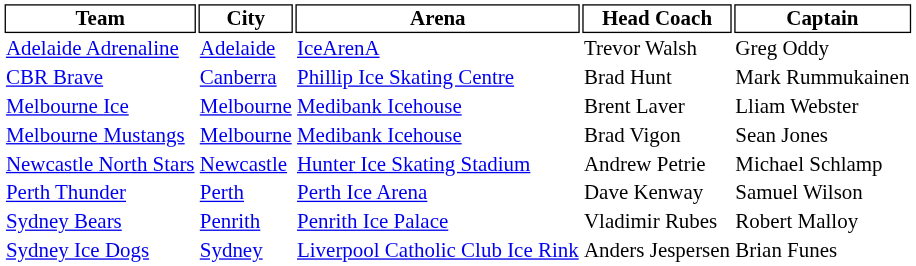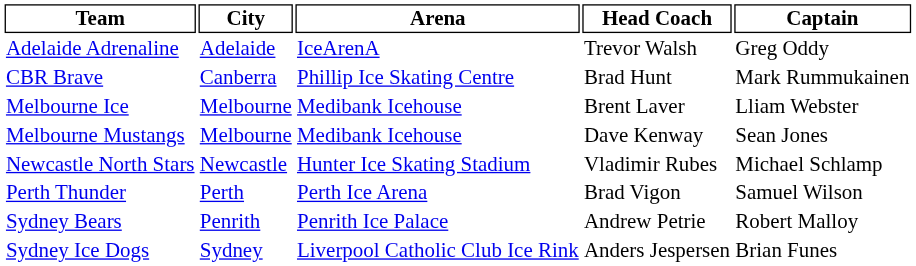(632, 135) Brad Vigon -> (644, 135) Dave Kenway
(645, 163) Andrew Petrie -> (651, 163) Vladimir Rubes
(644, 192) Dave Kenway -> (632, 192) Brad Vigon
(651, 221) Vladimir Rubes -> (645, 221) Andrew Petrie
